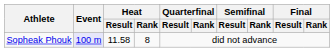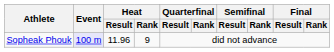(119, 40) 11.58 -> (119, 40) 11.96
(147, 40) 8 -> (147, 40) 9
